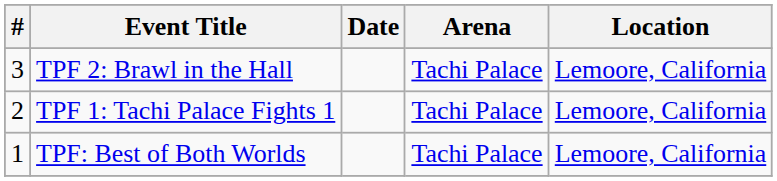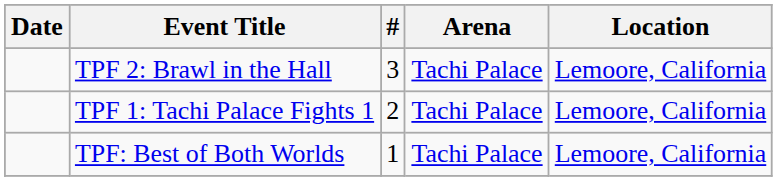columns swapped: (17, 26) <-> (373, 26)
